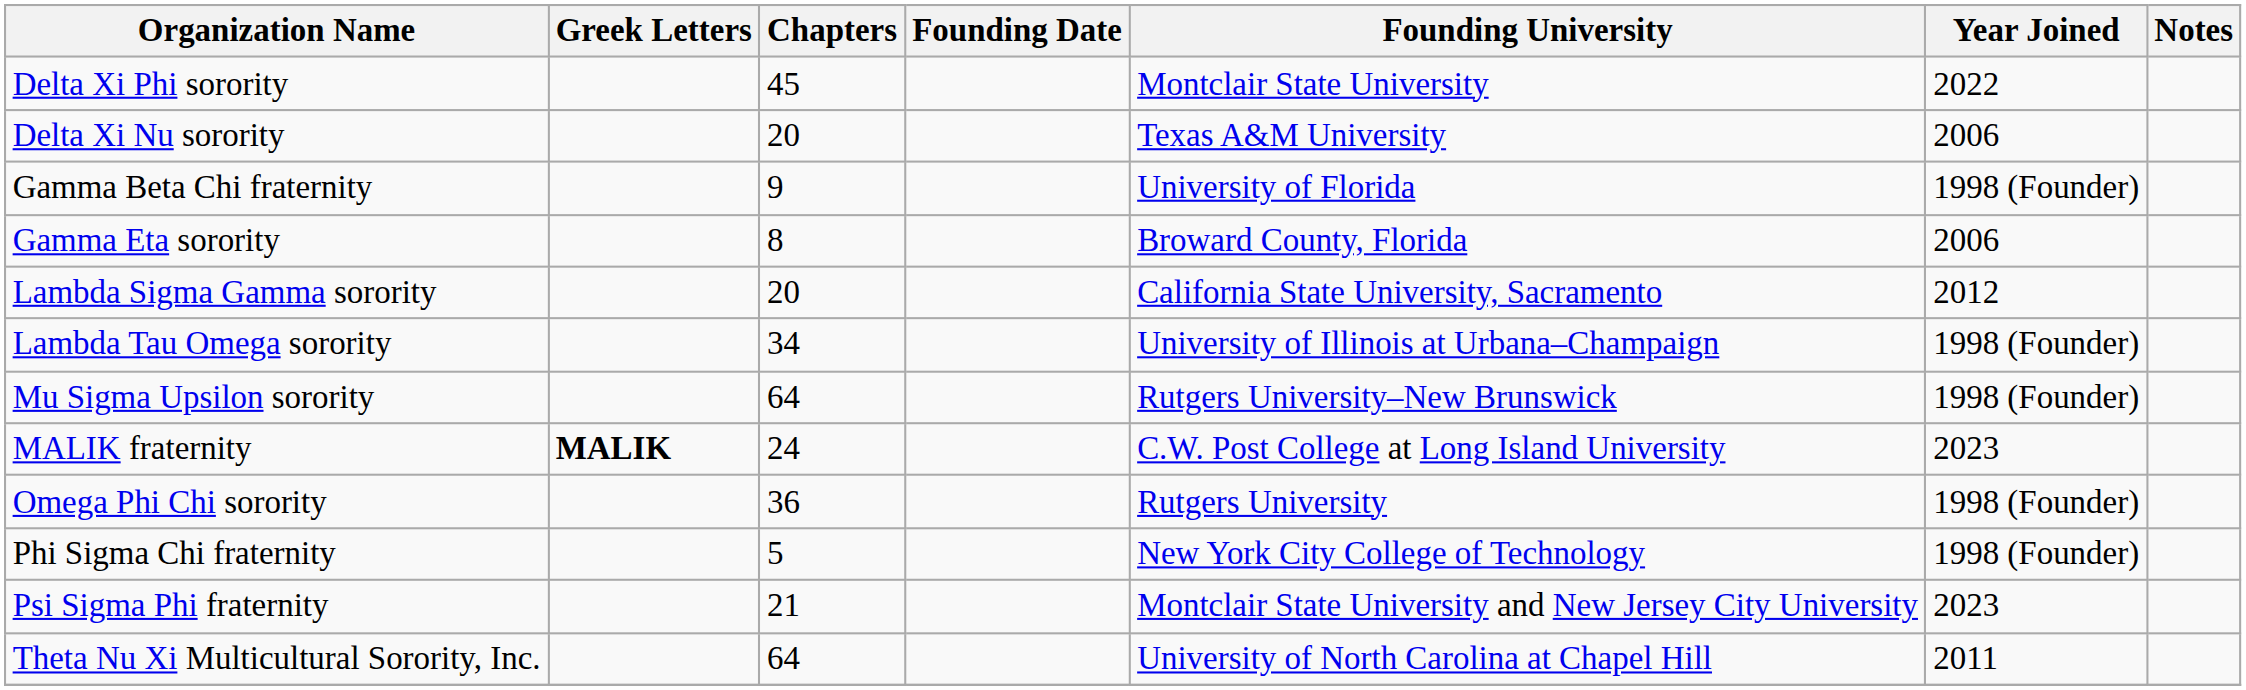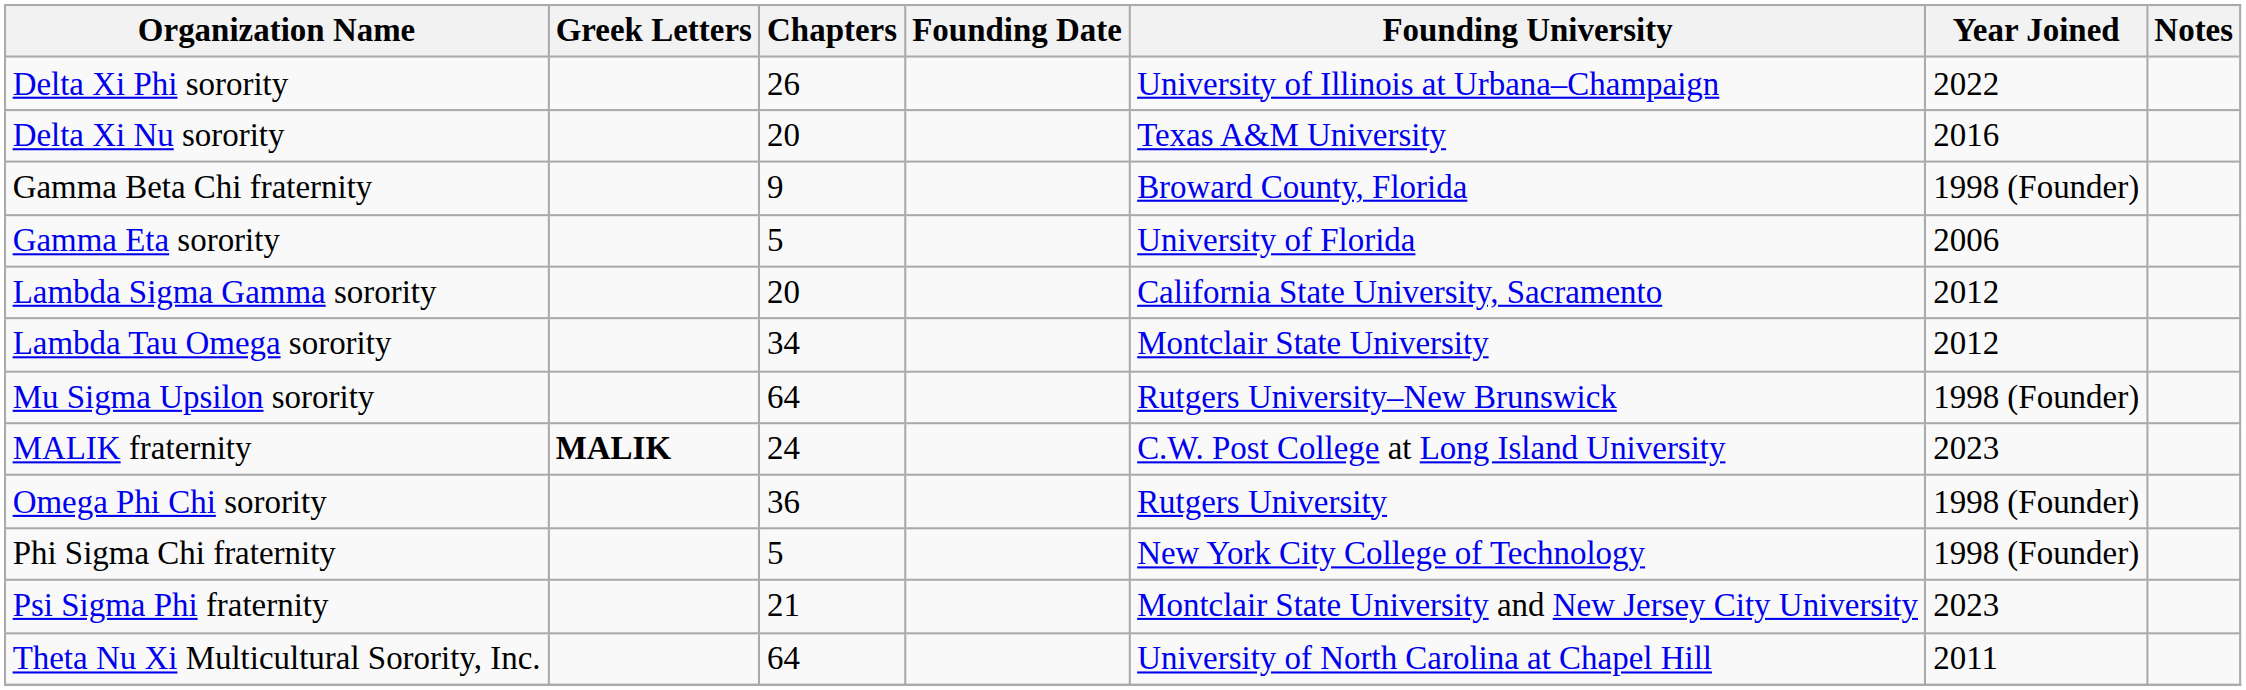(784, 82) 45 -> (784, 82) 26
(1313, 82) Montclair State University -> (1428, 82) University of Illinois at Urbana–Champaign
(1966, 135) 2006 -> (1966, 135) 2016
(1276, 187) University of Florida -> (1302, 187) Broward County, Florida
(775, 239) 8 -> (775, 239) 5
(1302, 239) Broward County, Florida -> (1276, 239) University of Florida
(1428, 344) University of Illinois at Urbana–Champaign -> (1313, 344) Montclair State University
(2036, 344) 1998 (Founder) -> (1966, 344) 2012
